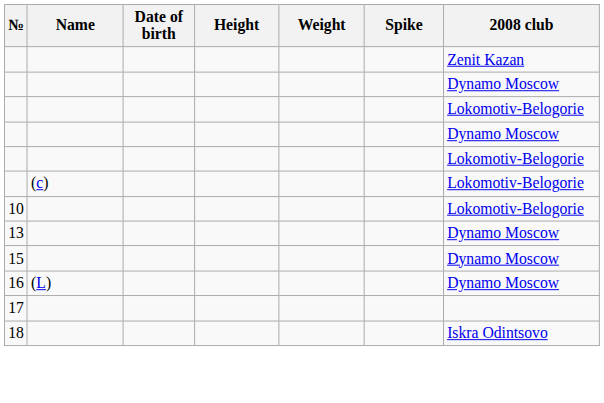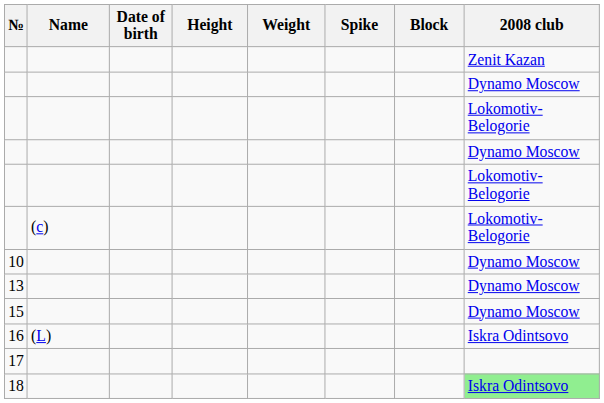+ column: (429, 25)
(515, 208) Lokomotiv-Belogorie -> (524, 261) Dynamo Moscow
(503, 283) Dynamo Moscow -> (518, 336) Iskra Odintsovo
(497, 332) no background -> (518, 385) lightgreen background
